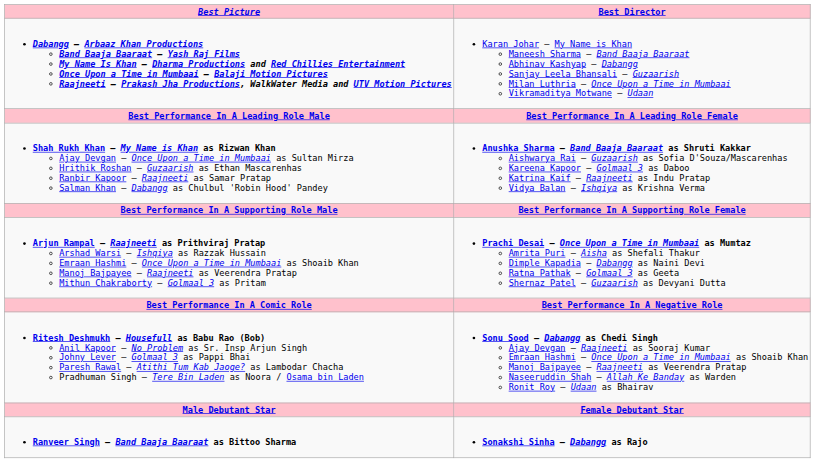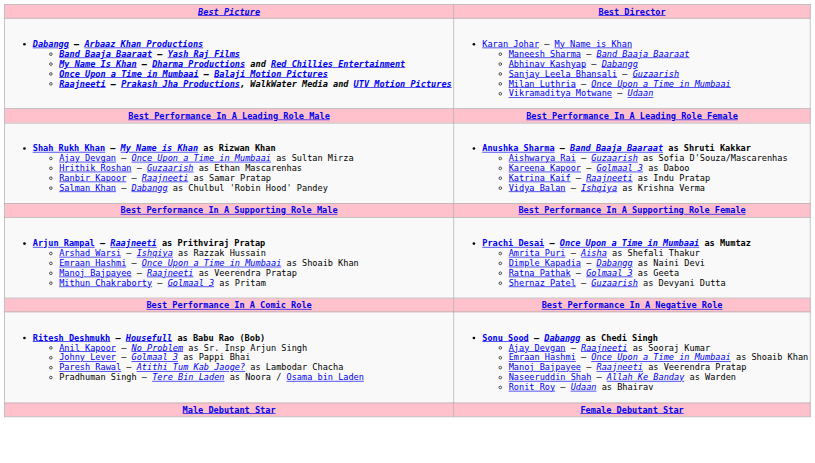- row: (229, 442)
